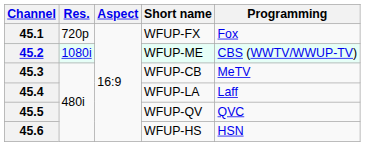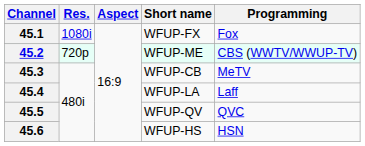(75, 33) 720p -> (77, 33) 1080i
(77, 53) 1080i -> (75, 53) 720p
